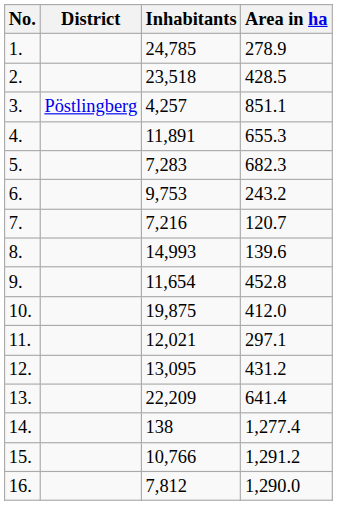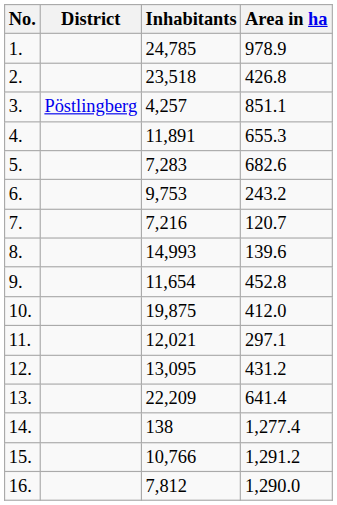(266, 48) 278.9 -> (266, 48) 978.9
(266, 77) 428.5 -> (266, 77) 426.8
(266, 164) 682.3 -> (266, 164) 682.6
